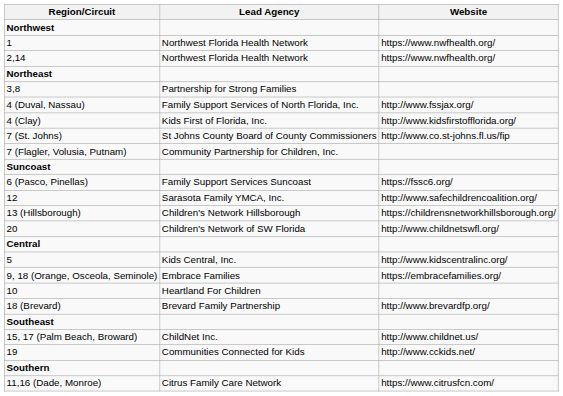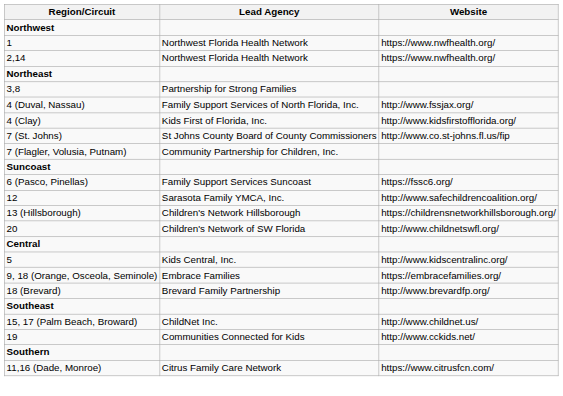- row: (12, 290)
